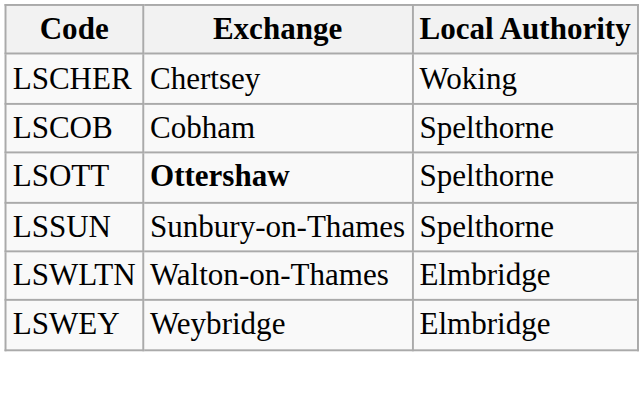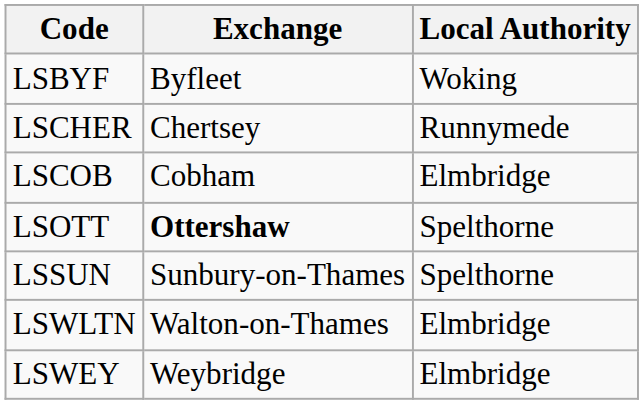+ row: (61, 78)
(468, 78) Woking -> (494, 127) Runnymede
(487, 127) Spelthorne -> (485, 176) Elmbridge
